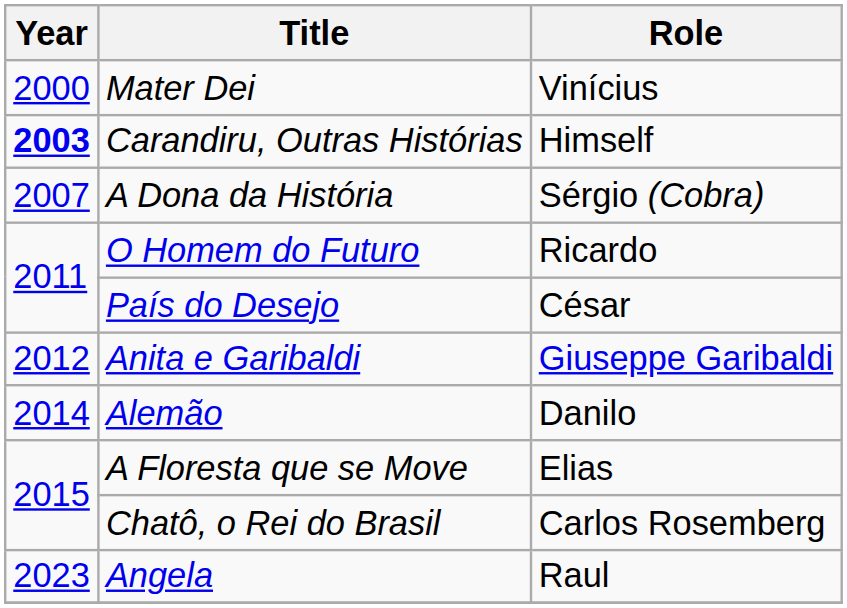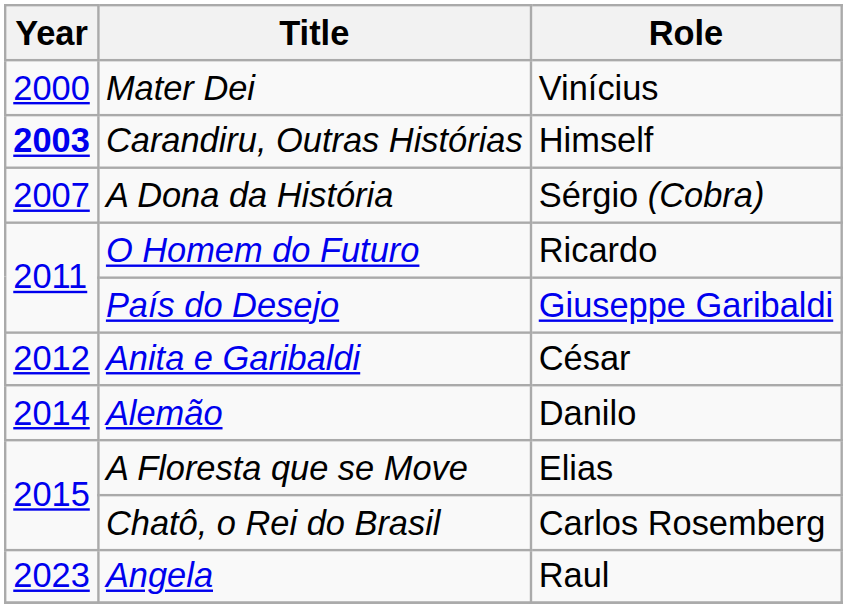(585, 305) César -> (686, 305) Giuseppe Garibaldi
(686, 359) Giuseppe Garibaldi -> (585, 359) César
